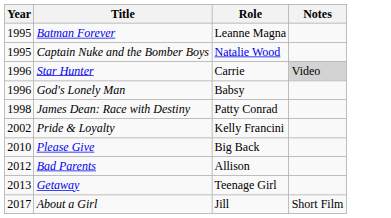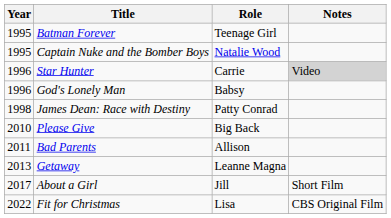(250, 33) Leanne Magna -> (246, 33) Teenage Girl
- row: (76, 128)
(19, 166) 2012 -> (19, 147) 2011
(246, 185) Teenage Girl -> (250, 166) Leanne Magna
+ row: (78, 204)
